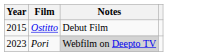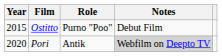+ column: (87, 12)
(17, 43) 2023 -> (17, 43) 2020
